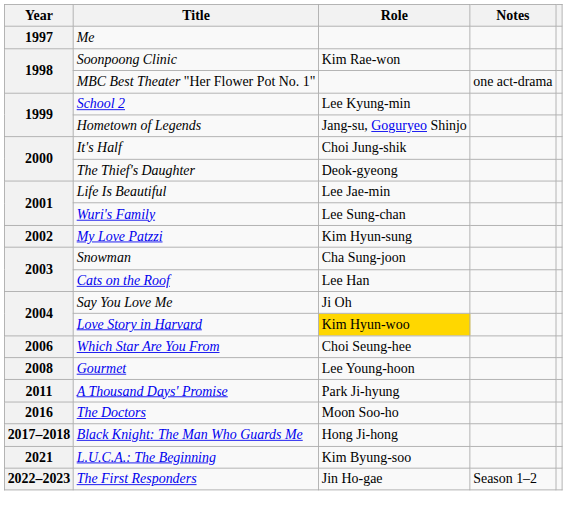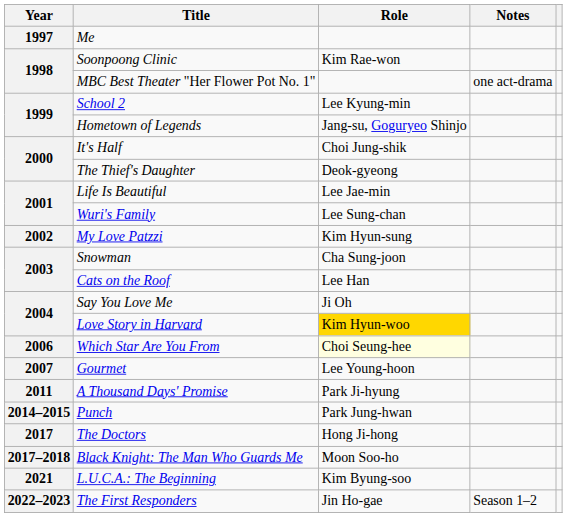(366, 346) no background -> (366, 346) lightyellow background
(39, 368) 2008 -> (39, 368) 2007
+ row: (94, 412)
(39, 412) 2016 -> (39, 434) 2017
(360, 412) Moon Soo-ho -> (360, 434) Hong Ji-hong
(360, 434) Hong Ji-hong -> (360, 457) Moon Soo-ho
